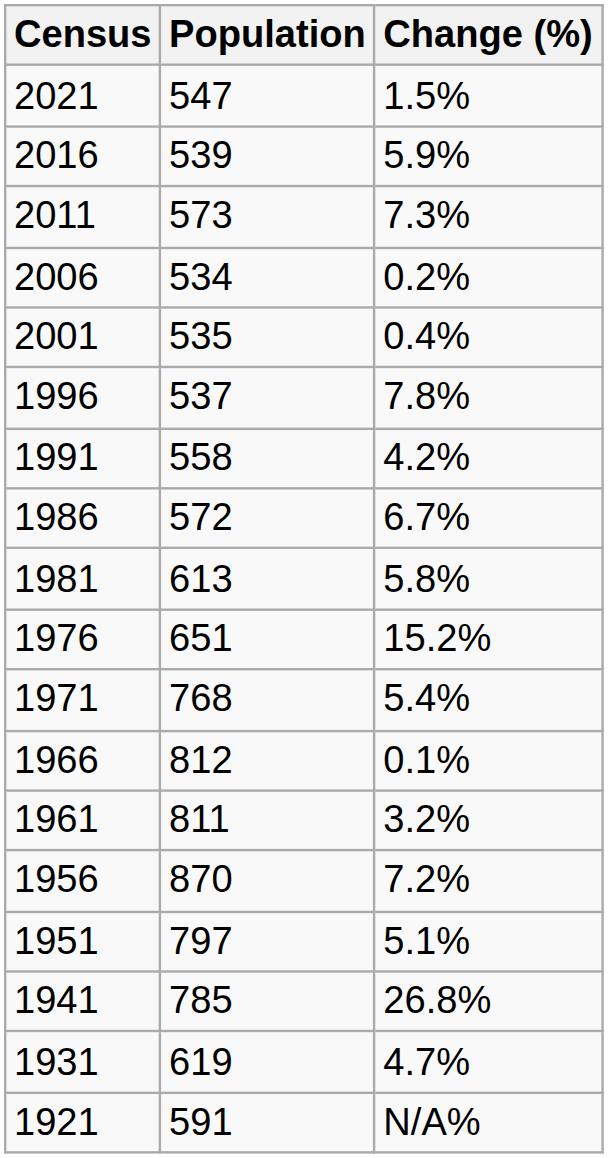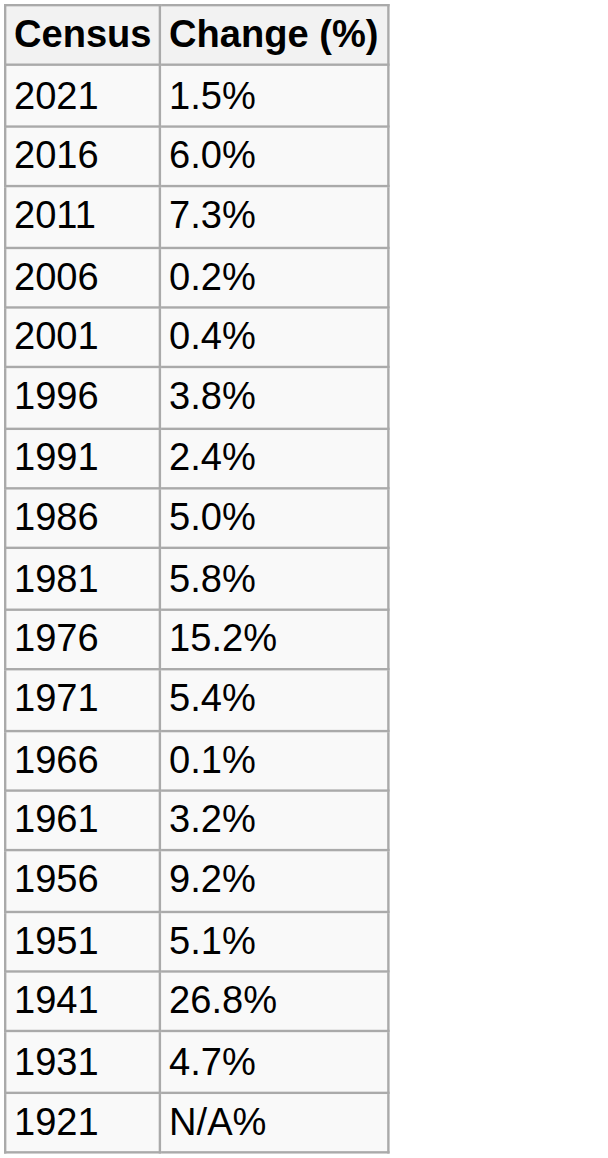- column: (267, 34)
(427, 155) 5.9% -> (212, 155) 6.0%
(427, 397) 7.8% -> (212, 397) 3.8%
(427, 457) 4.2% -> (212, 457) 2.4%
(427, 517) 6.7% -> (212, 517) 5.0%
(427, 880) 7.2% -> (212, 880) 9.2%
